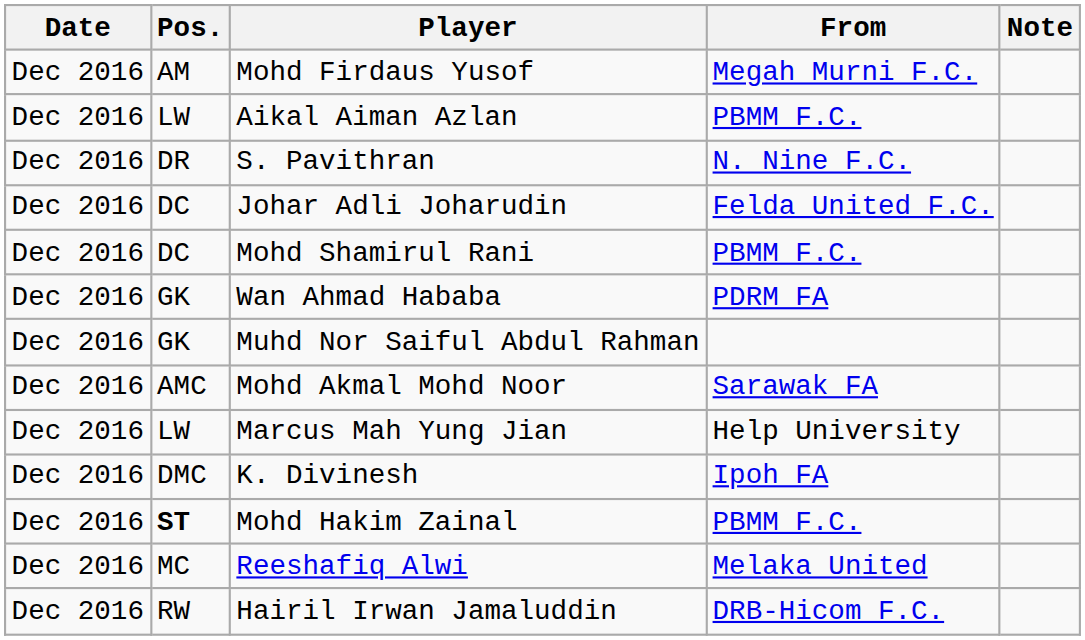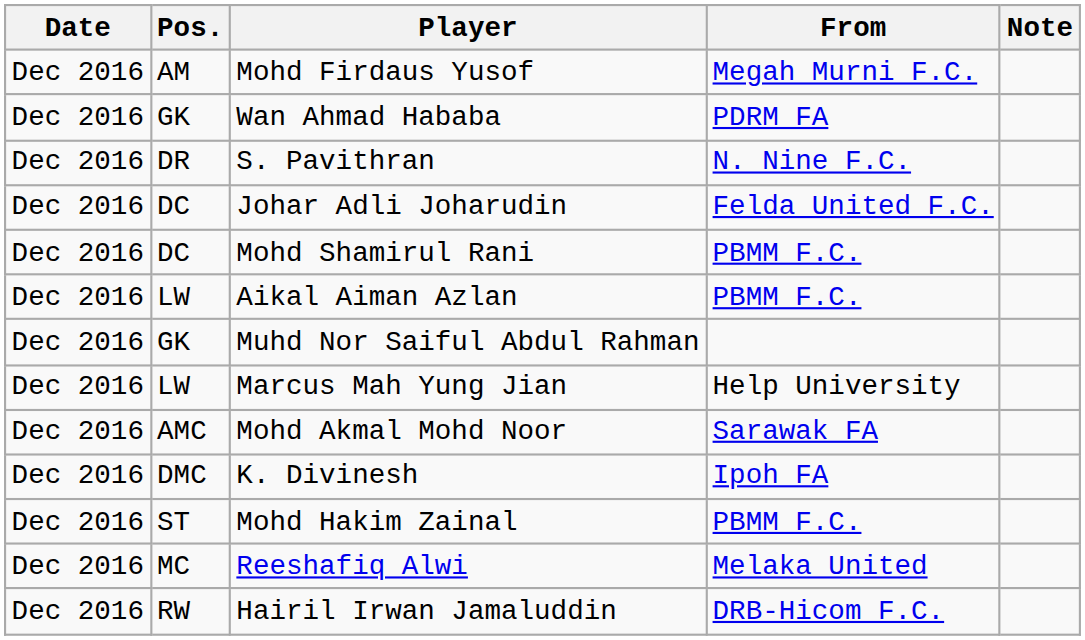rows swapped: (369, 297) <-> (377, 117)
rows swapped: (402, 387) <-> (402, 432)
(174, 522) bold -> (174, 522) normal
